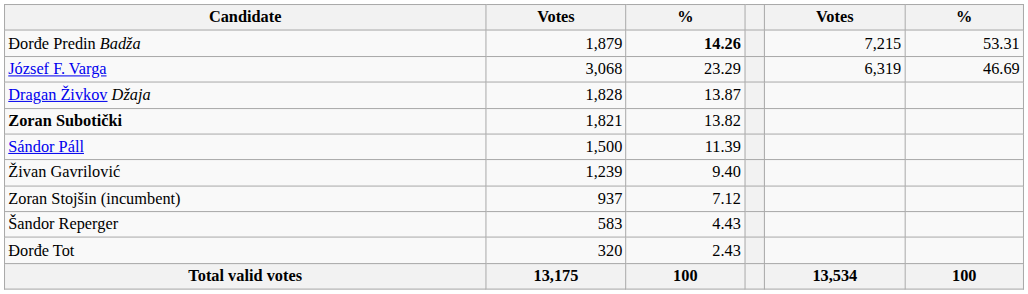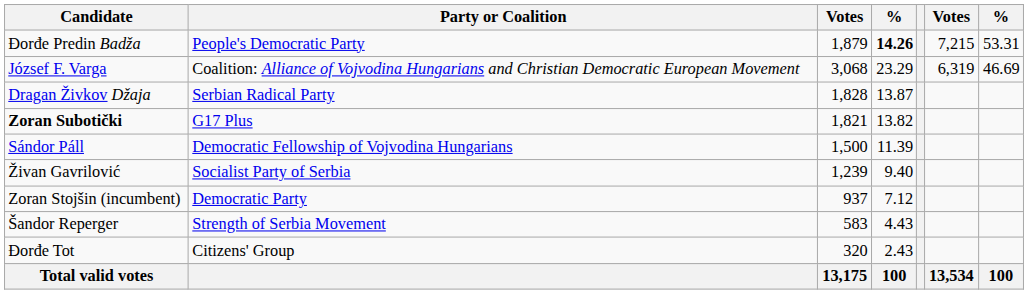+ column: (503, 17)
